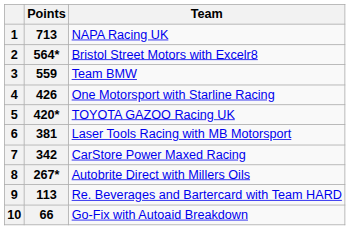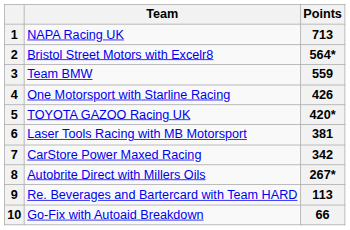columns swapped: (207, 14) <-> (47, 14)
